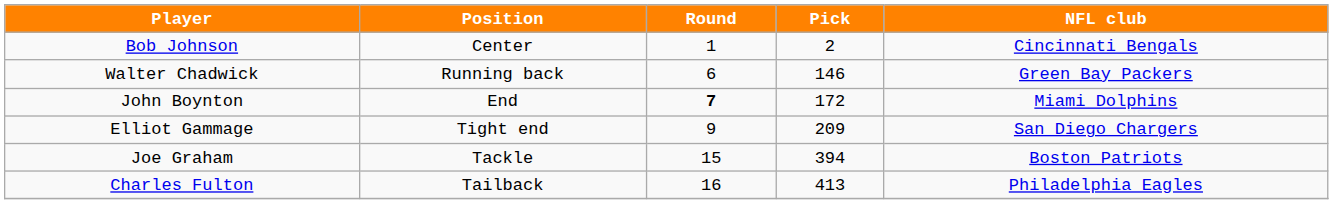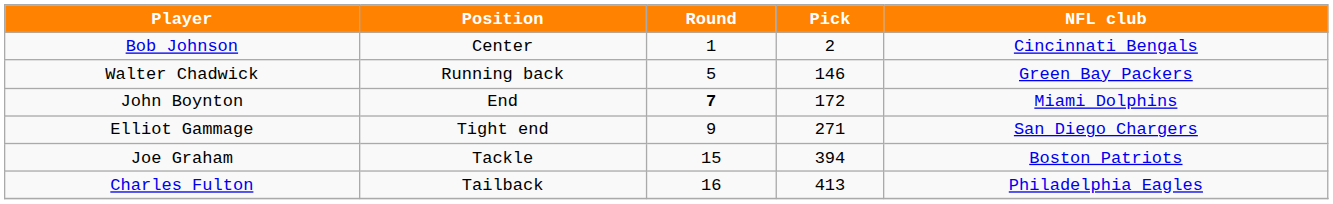(711, 74) 6 -> (711, 74) 5
(830, 130) 209 -> (830, 130) 271
